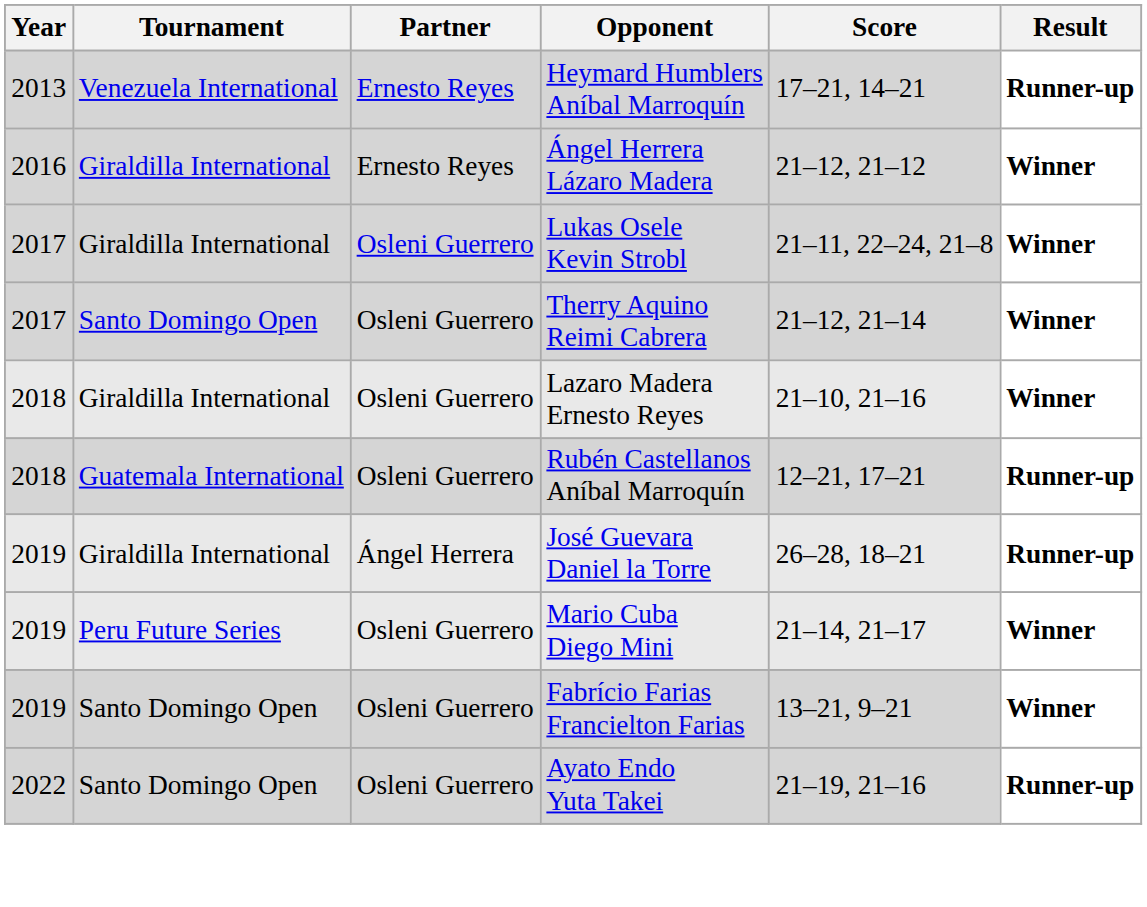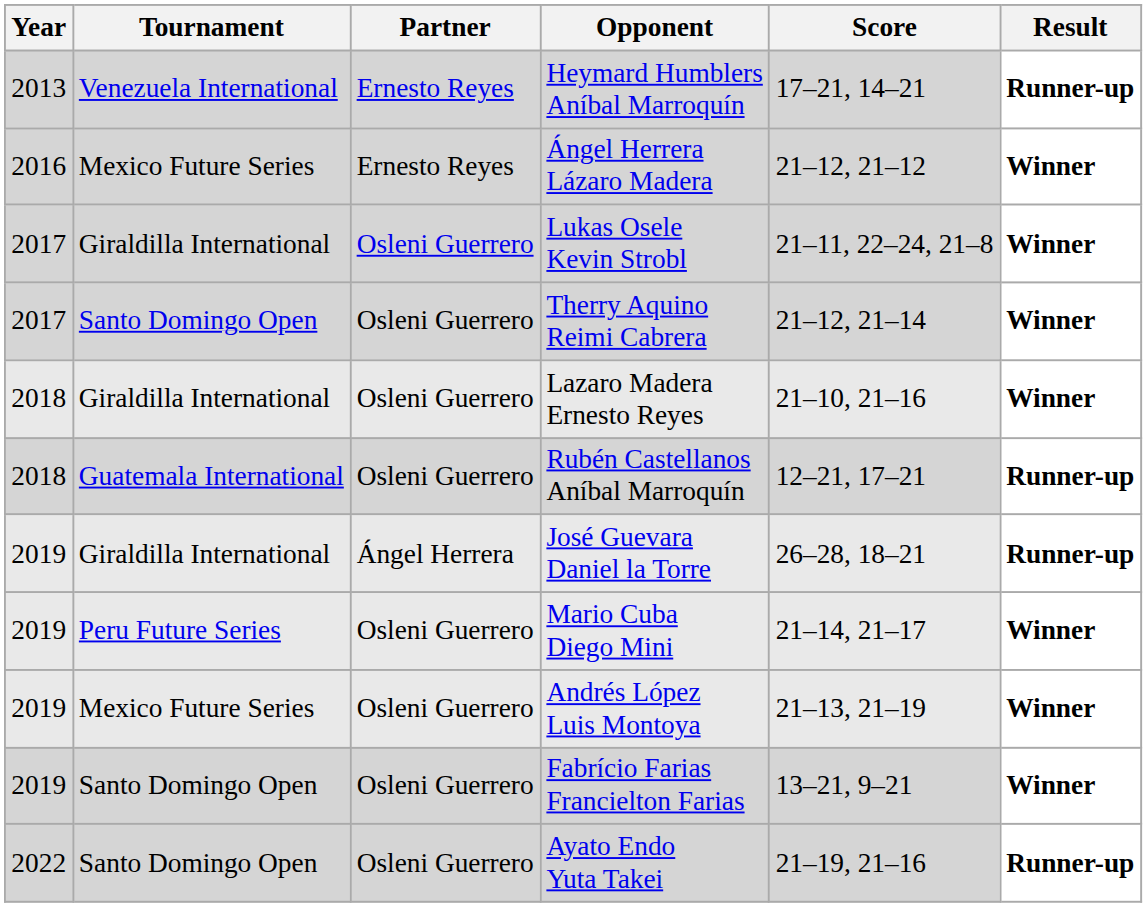(205, 166) Giraldilla International -> (197, 166) Mexico Future Series
+ row: (623, 708)
